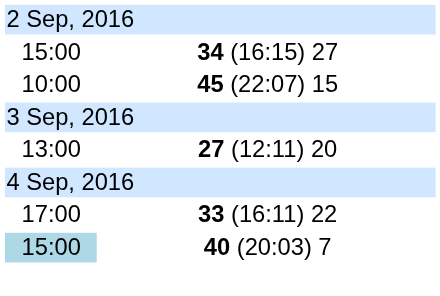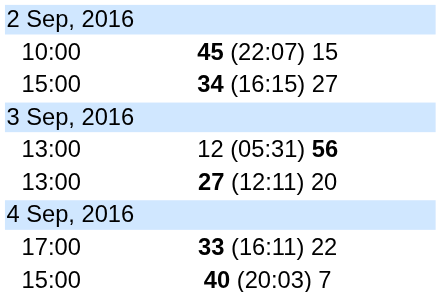rows swapped: (268, 84) <-> (268, 52)
+ row: (268, 149)
(51, 247) lightblue background -> (51, 279) no background
